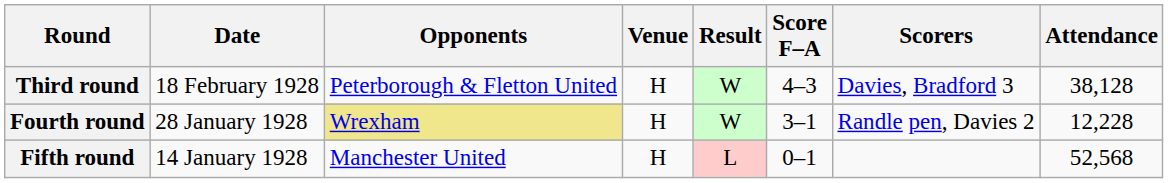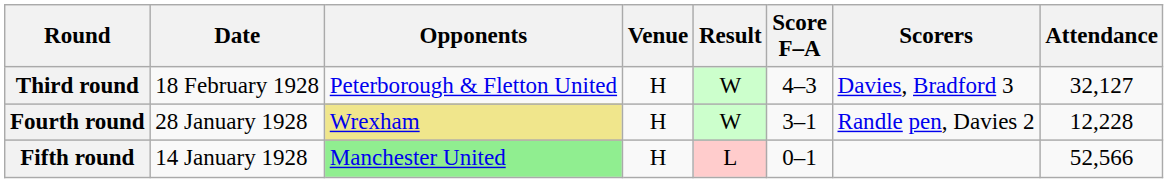(1102, 85) 38,128 -> (1102, 85) 32,127
(418, 158) no background -> (418, 158) lightgreen background
(1102, 158) 52,568 -> (1102, 158) 52,566
